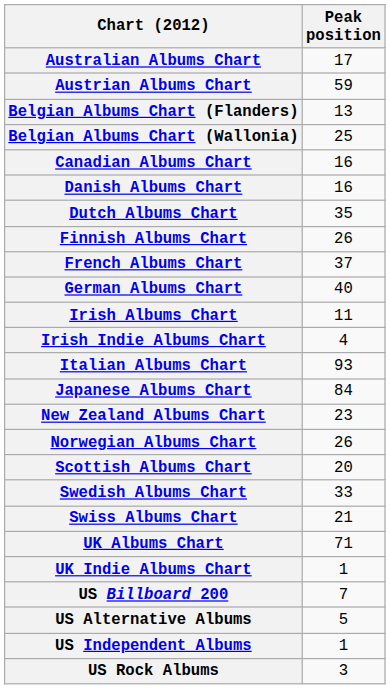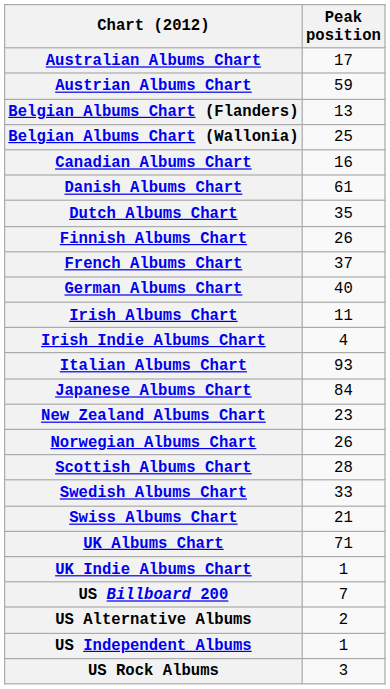(343, 188) 16 -> (343, 188) 61
(343, 468) 20 -> (343, 468) 28
(343, 620) 5 -> (343, 620) 2
